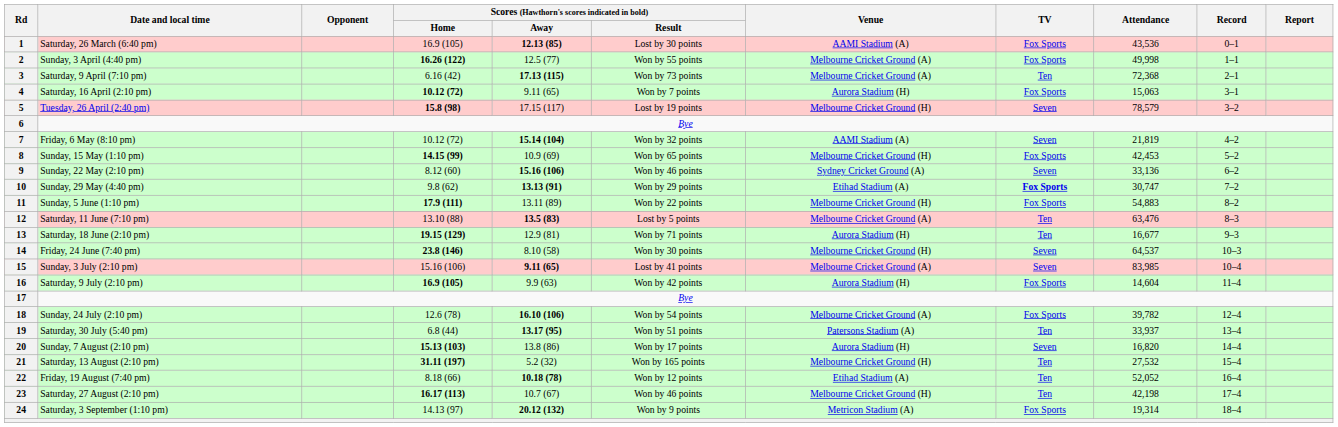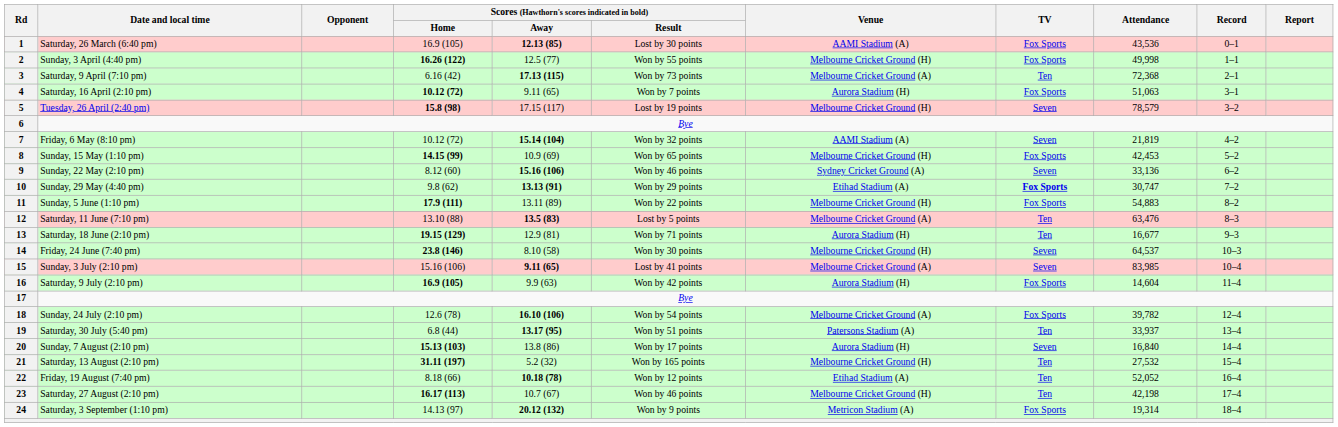(871, 60) Melbourne Cricket Ground (A) -> (871, 60) Melbourne Cricket Ground (H)
(1146, 92) 15,063 -> (1146, 92) 51,063
(1146, 347) 16,820 -> (1146, 347) 16,840
